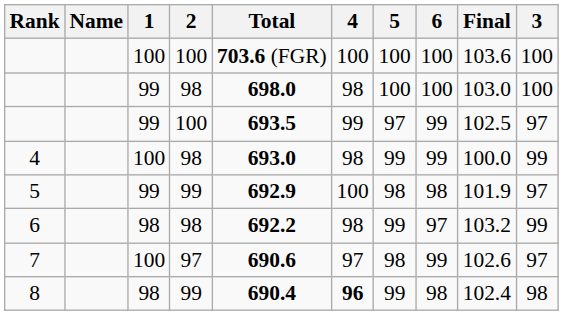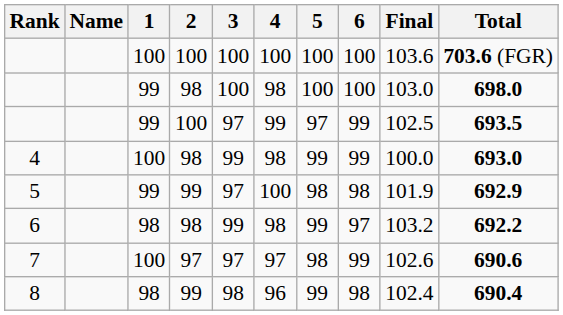columns swapped: (537, 21) <-> (272, 21)
(353, 293) bold -> (275, 293) normal
